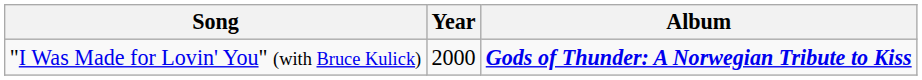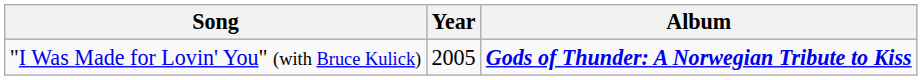(453, 57) 2000 -> (453, 57) 2005
